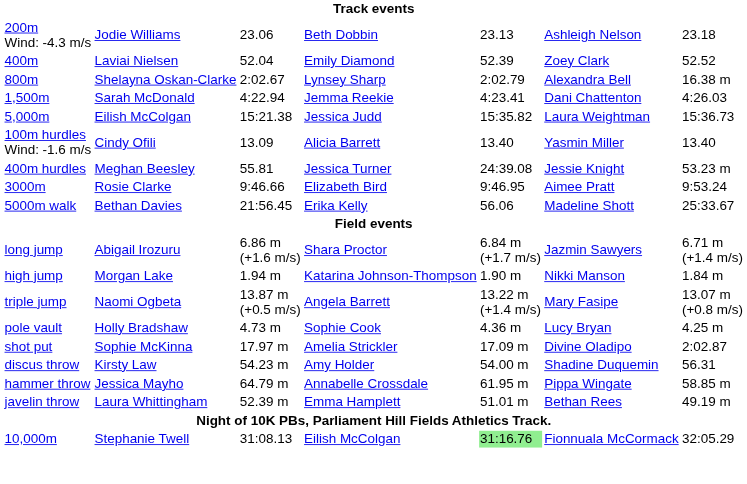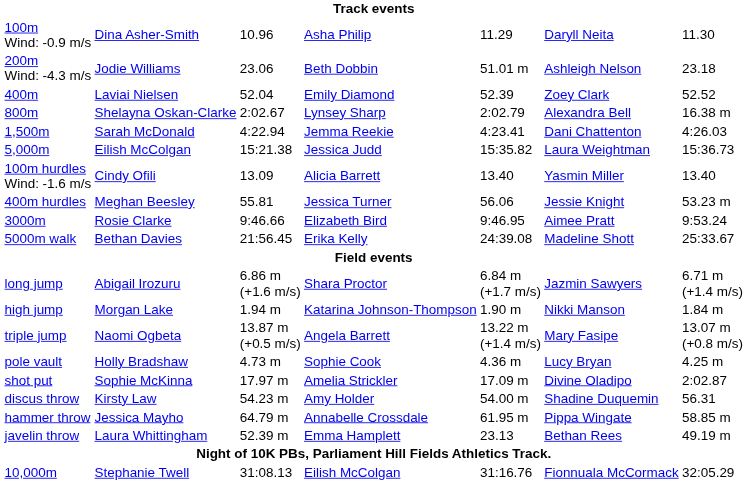+ row: (48, 35)
(497, 35) 23.13 -> (504, 68) 51.01 m
(506, 168) 24:39.08 -> (497, 202) 56.06
(497, 205) 56.06 -> (506, 239) 24:39.08
(504, 402) 51.01 m -> (497, 435) 23.13
(506, 439) lightgreen background -> (506, 472) no background
